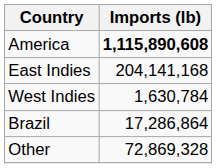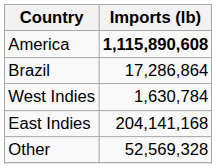rows swapped: (50, 70) <-> (29, 123)
(167, 149) 72,869,328 -> (167, 149) 52,569,328
